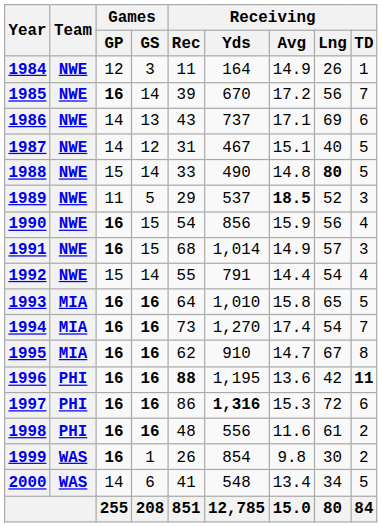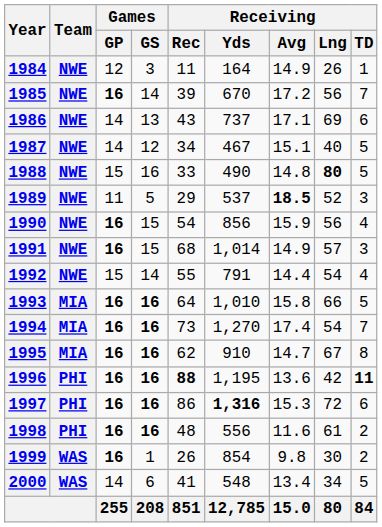(186, 147) 31 -> (186, 147) 34
(150, 173) 14 -> (150, 173) 16
(333, 302) 65 -> (333, 302) 66
